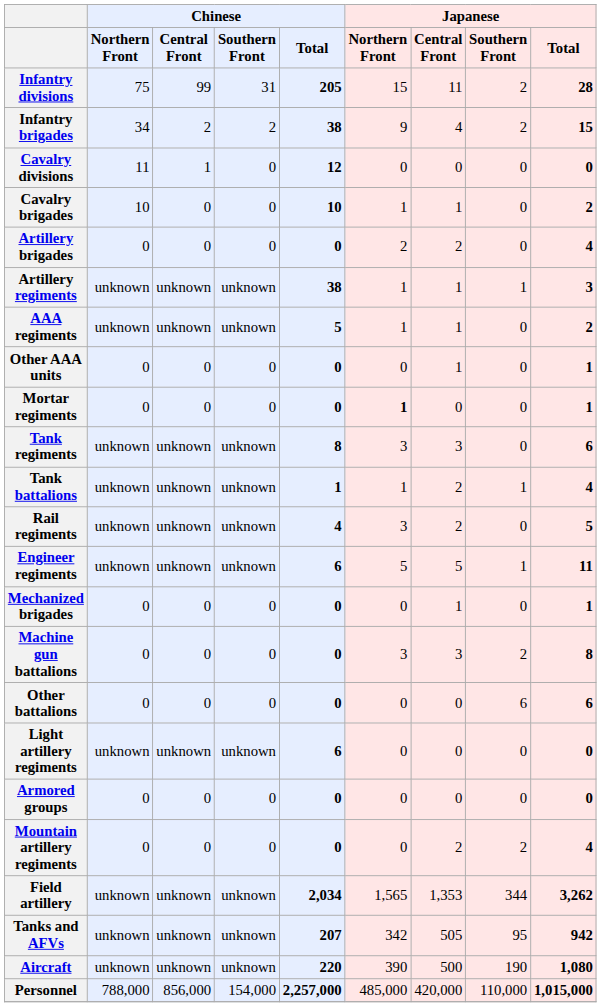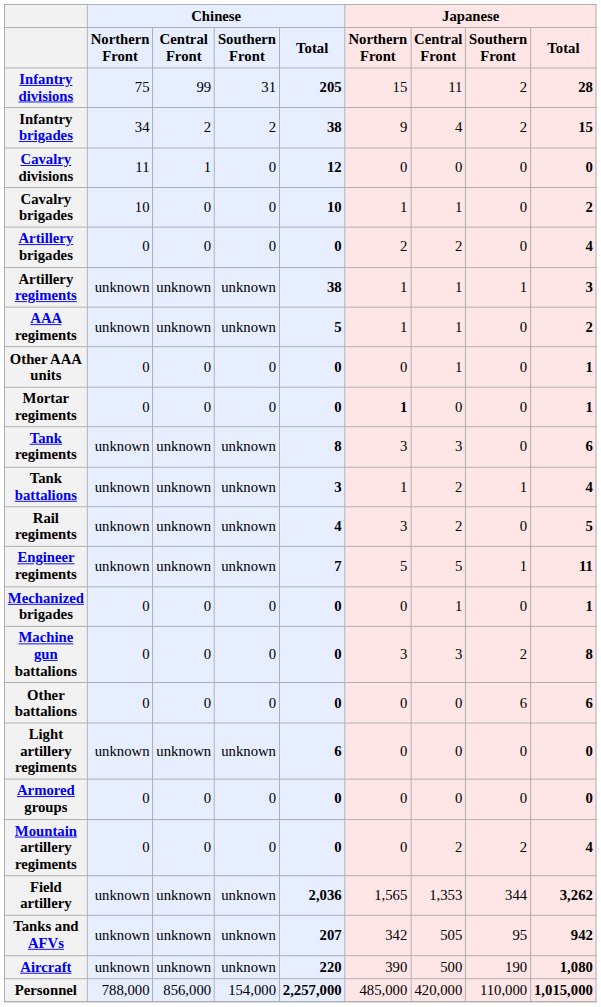(338, 486) 1 -> (338, 486) 3
(338, 566) 6 -> (338, 566) 7
(325, 895) 2,034 -> (325, 895) 2,036
